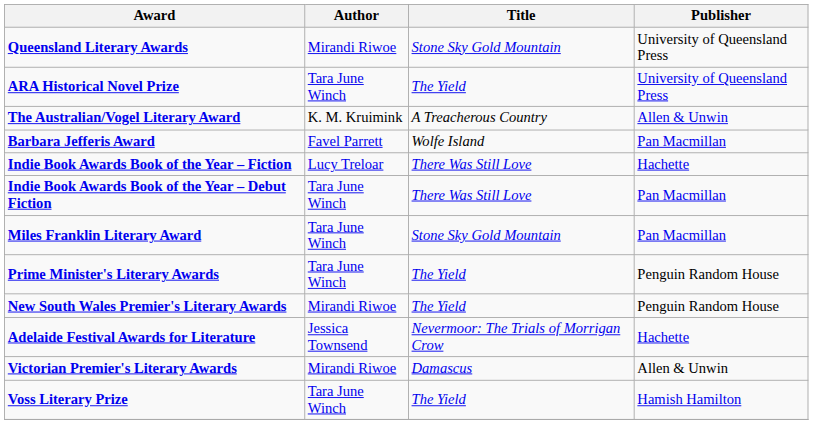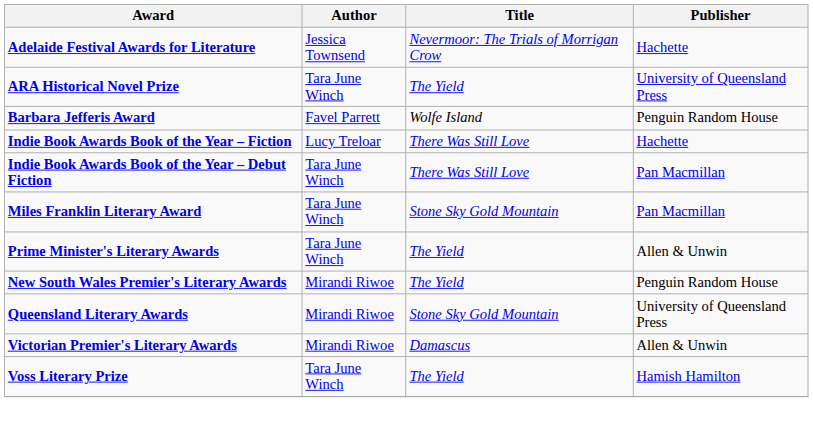rows swapped: (132, 337) <-> (98, 47)
- row: (124, 118)
(682, 141) Pan Macmillan -> (707, 118) Penguin Random House
(708, 274) Penguin Random House -> (682, 251) Allen & Unwin
